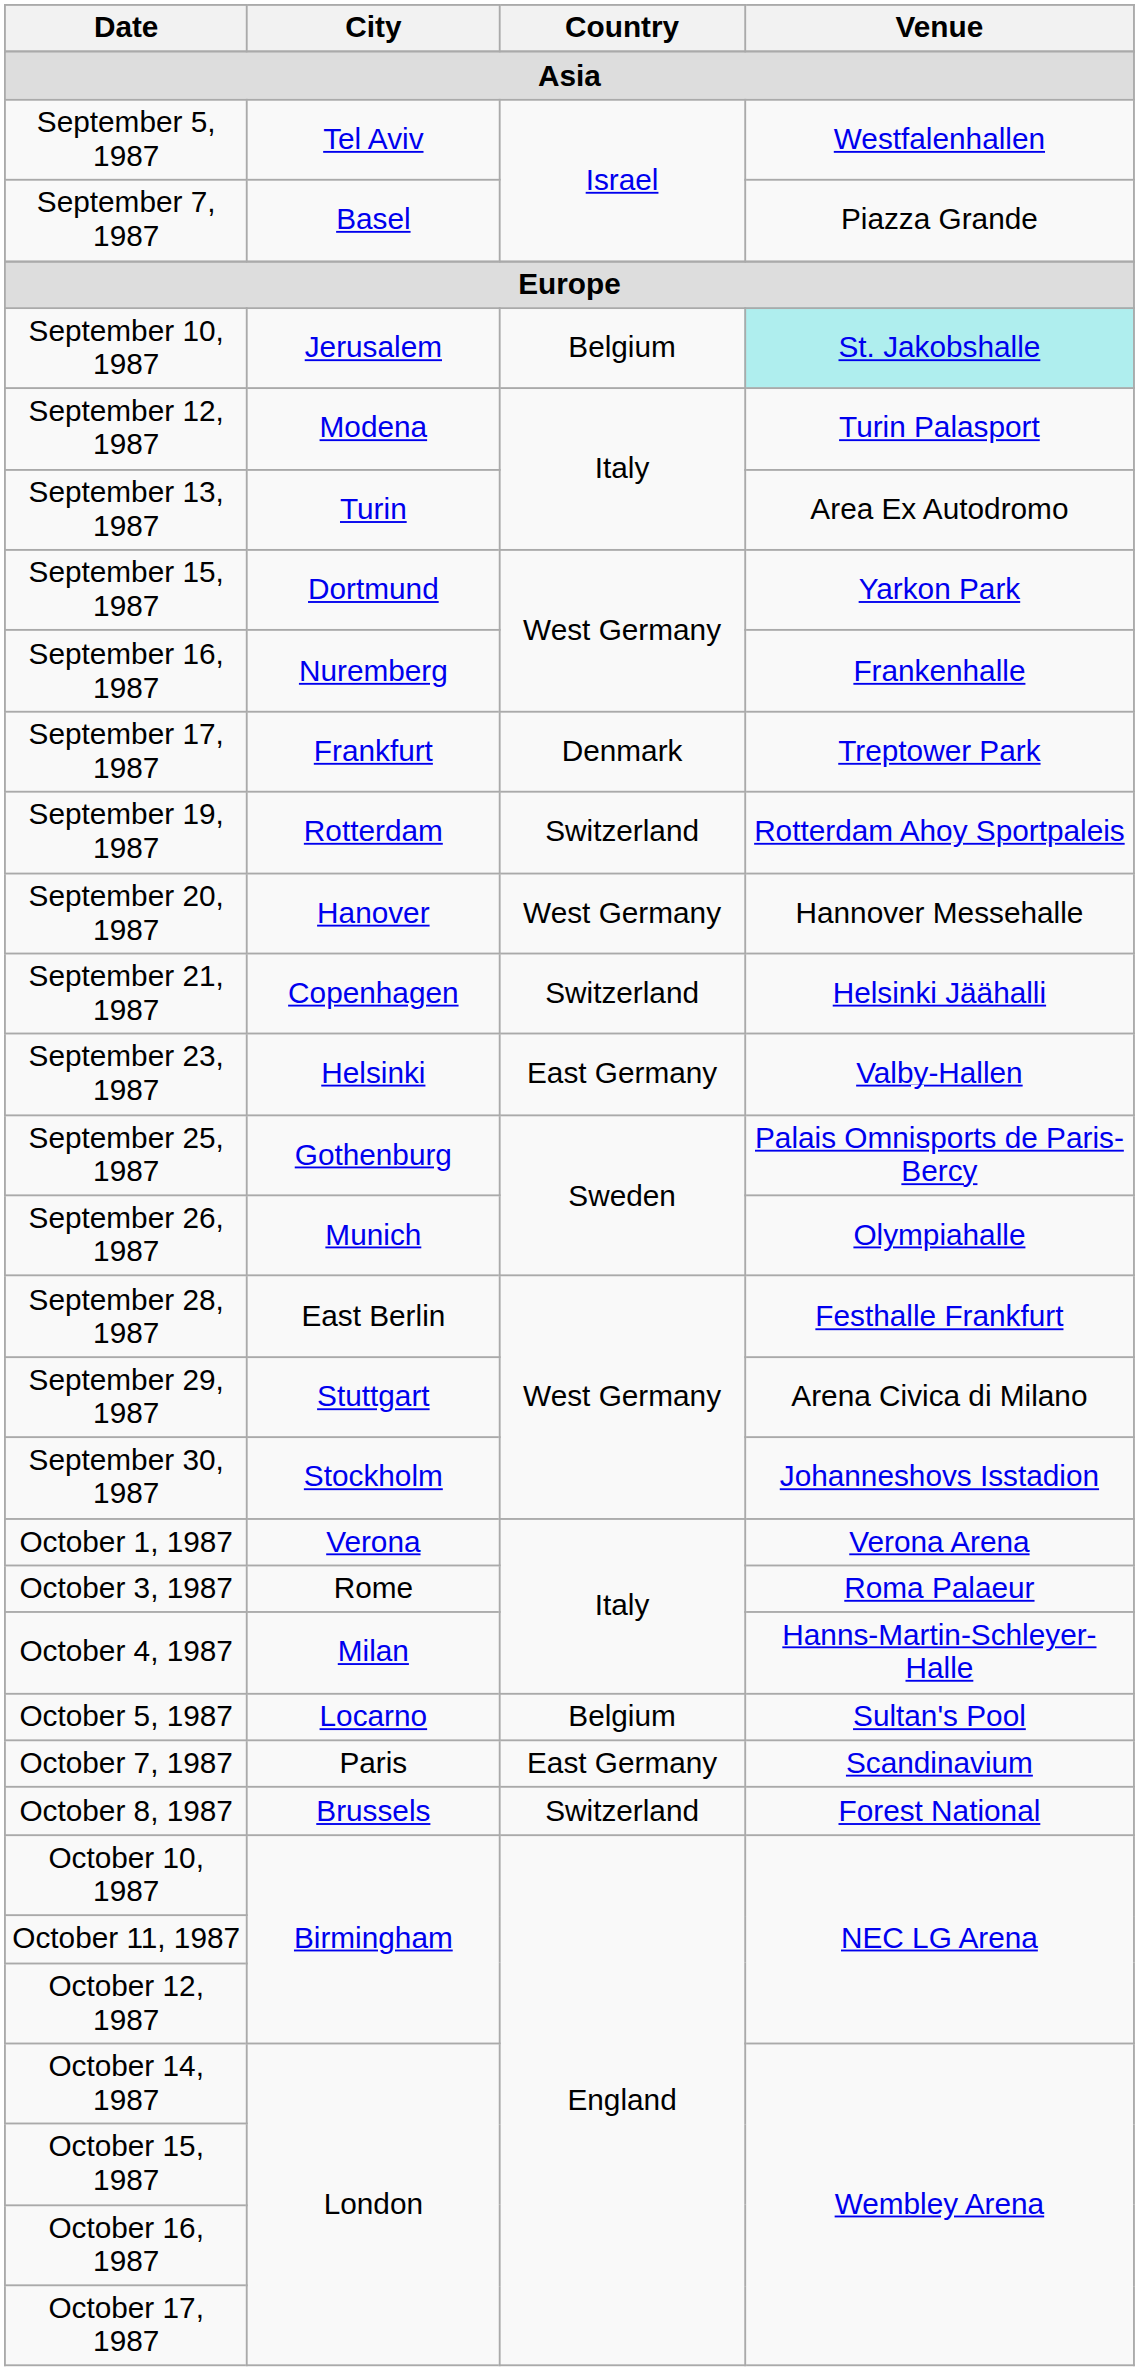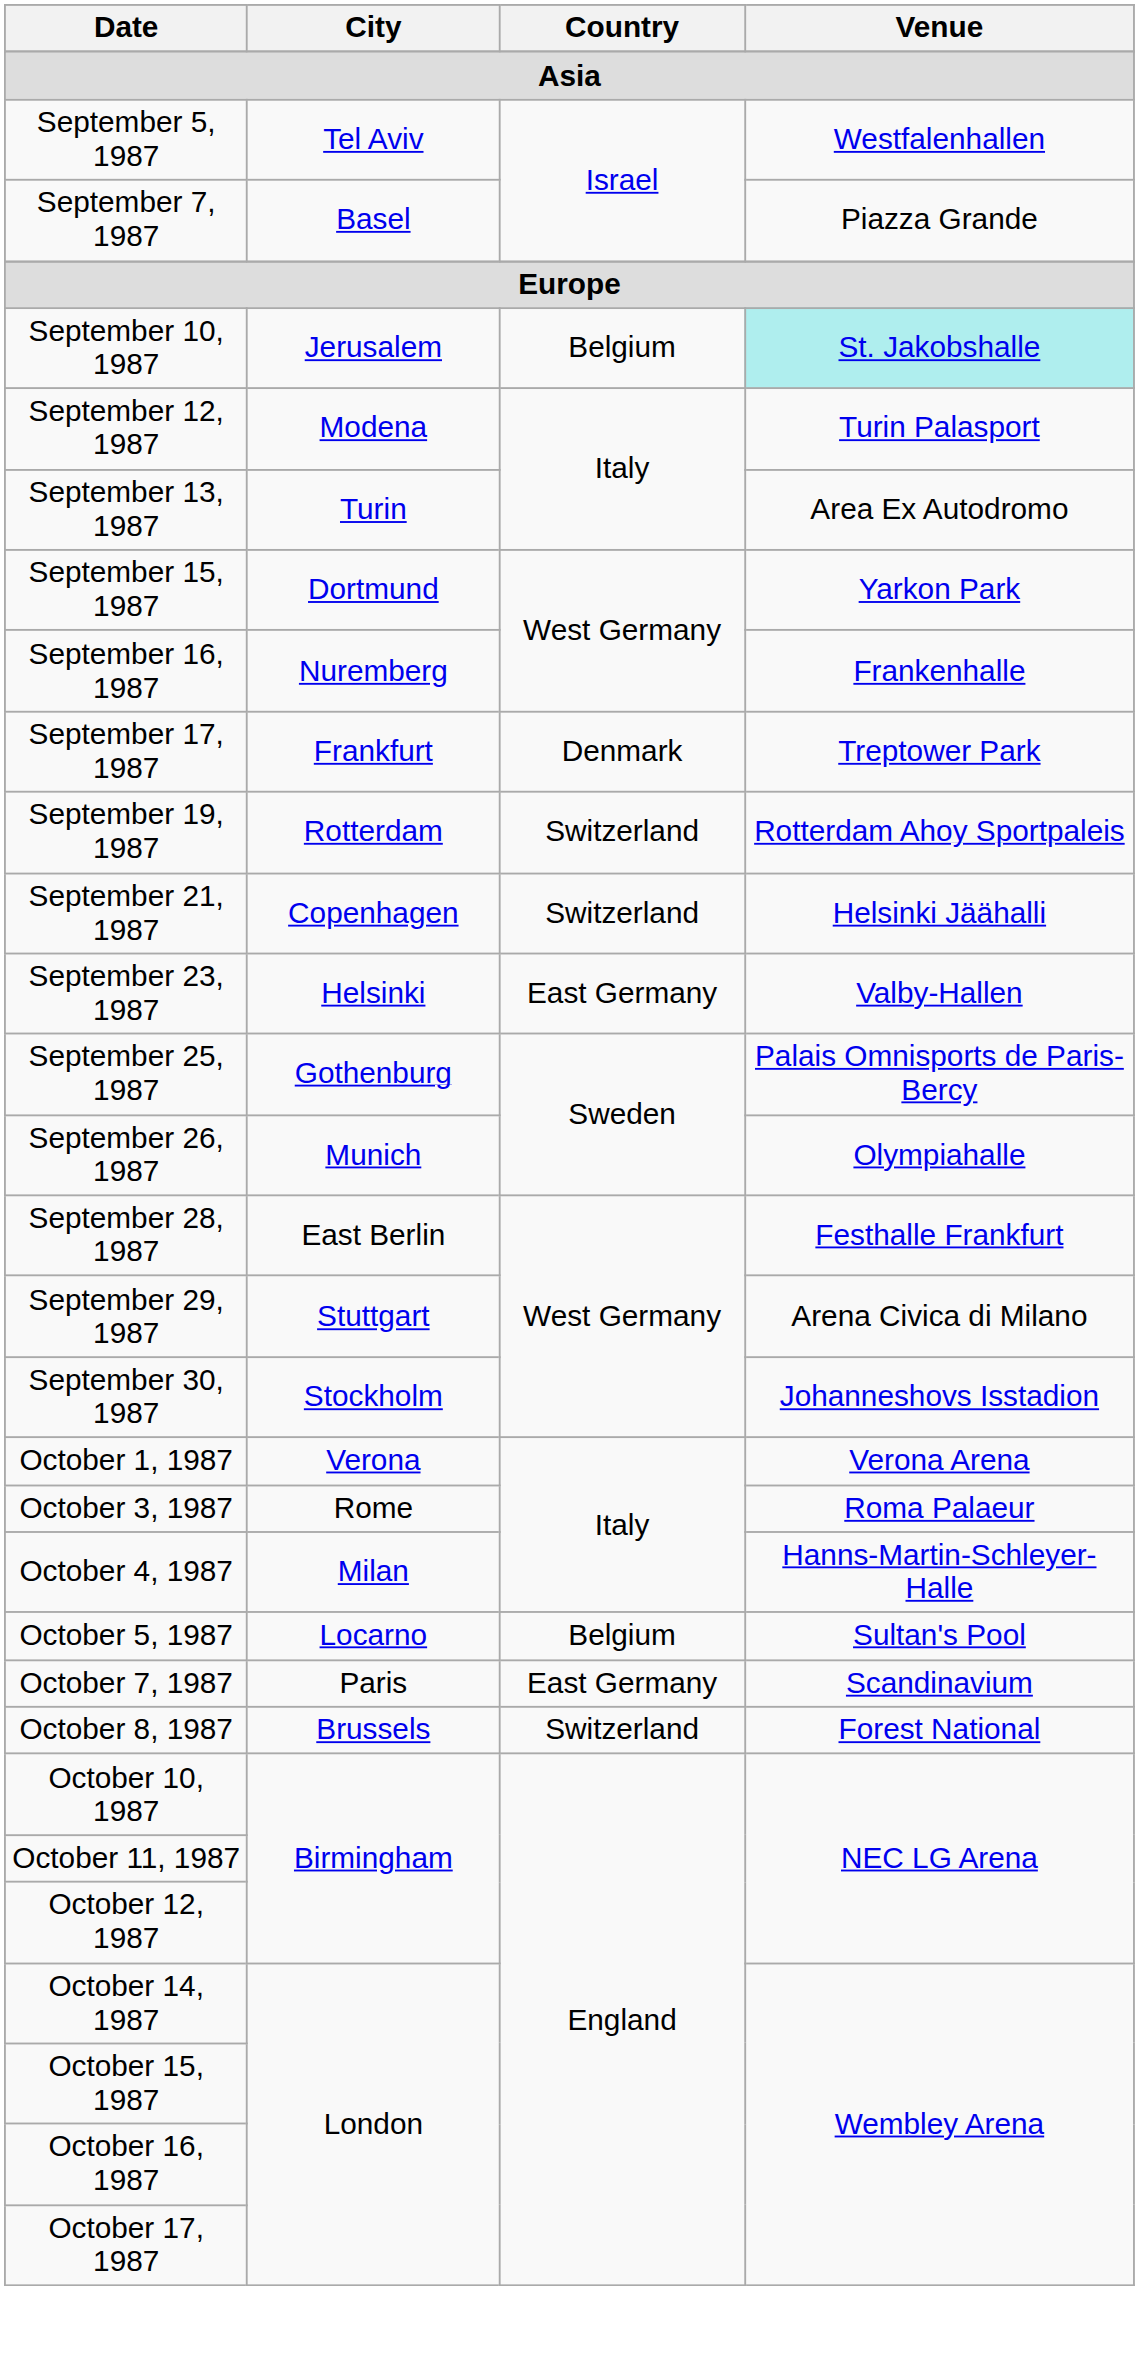- row: (126, 912)
